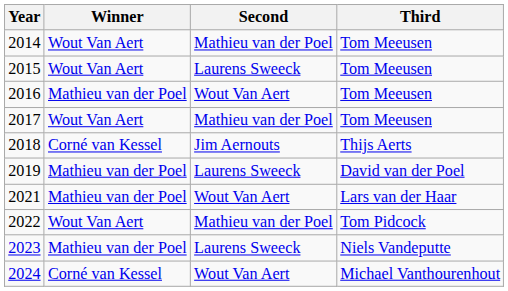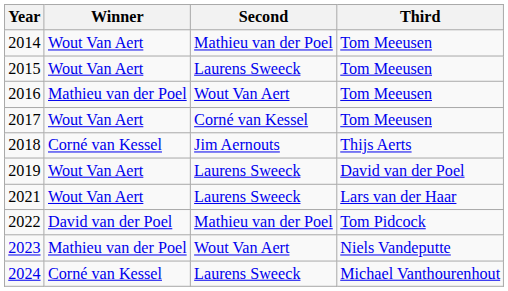(263, 119) Mathieu van der Poel -> (251, 119) Corné van Kessel
(117, 171) Mathieu van der Poel -> (96, 171) Wout Van Aert
(117, 196) Mathieu van der Poel -> (96, 196) Wout Van Aert
(242, 196) Wout Van Aert -> (247, 196) Laurens Sweeck
(96, 222) Wout Van Aert -> (110, 222) David van der Poel
(247, 247) Laurens Sweeck -> (242, 247) Wout Van Aert
(242, 273) Wout Van Aert -> (247, 273) Laurens Sweeck
